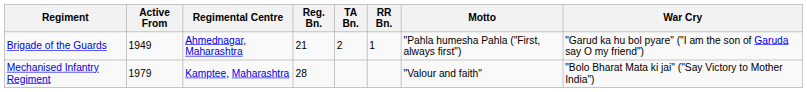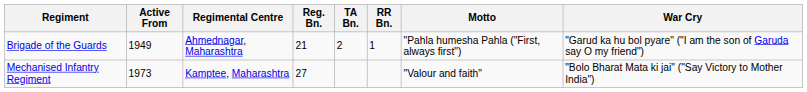(140, 73) 1979 -> (140, 73) 1973
(301, 73) 28 -> (301, 73) 27
